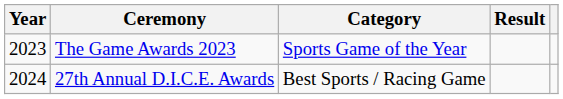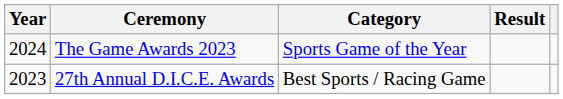(28, 49) 2023 -> (28, 49) 2024
(28, 78) 2024 -> (28, 78) 2023
